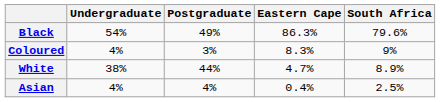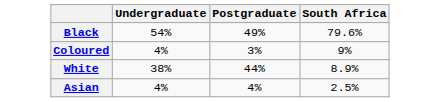- column: (299, 14)
